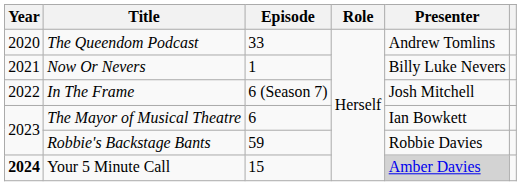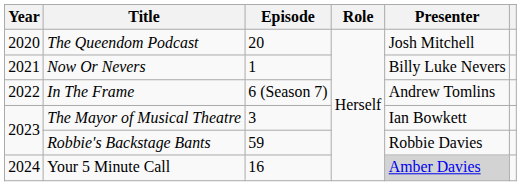(256, 42) 33 -> (256, 42) 20
(442, 42) Andrew Tomlins -> (432, 42) Josh Mitchell
(432, 92) Josh Mitchell -> (442, 92) Andrew Tomlins
(252, 117) 6 -> (252, 117) 3
(24, 167) bold -> (24, 167) normal
(256, 167) 15 -> (256, 167) 16
